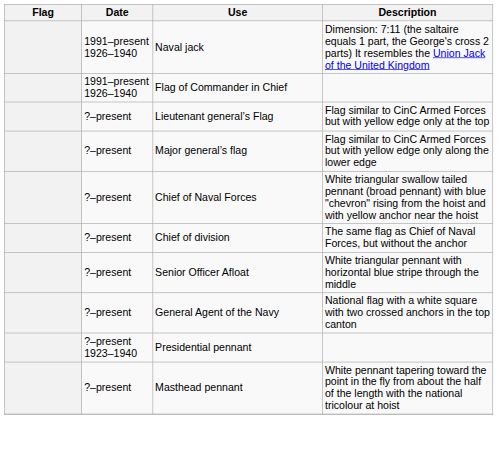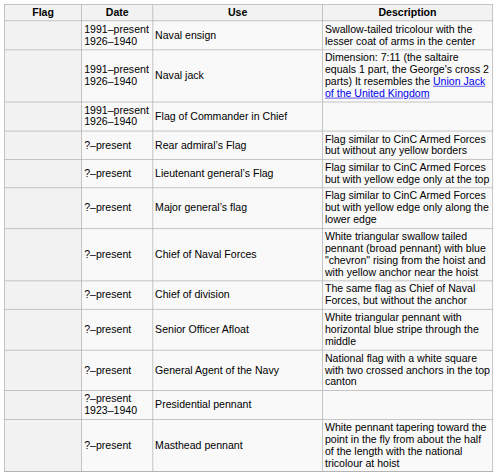+ row: (186, 35)
+ row: (201, 145)
